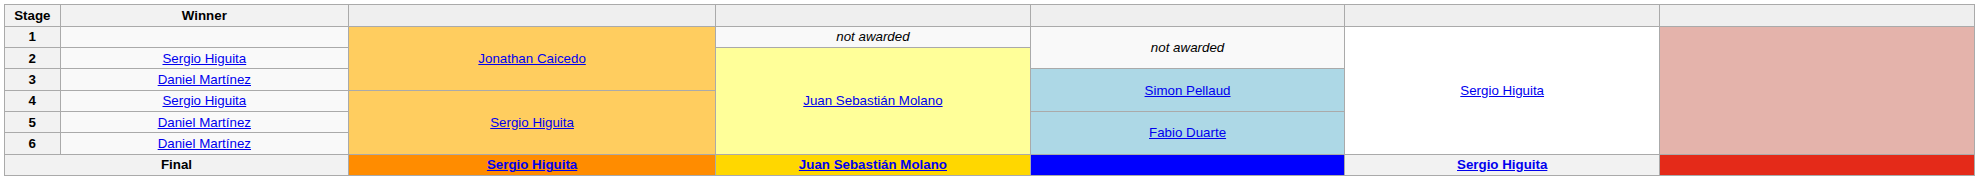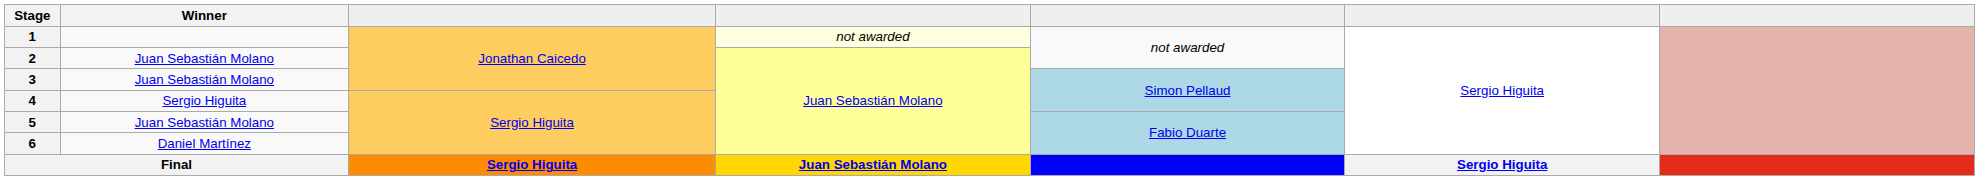(873, 37) no background -> (873, 37) lightyellow background
(204, 58) Sergio Higuita -> (204, 58) Juan Sebastián Molano
(204, 79) Daniel Martínez -> (204, 79) Juan Sebastián Molano
(204, 122) Daniel Martínez -> (204, 122) Juan Sebastián Molano
